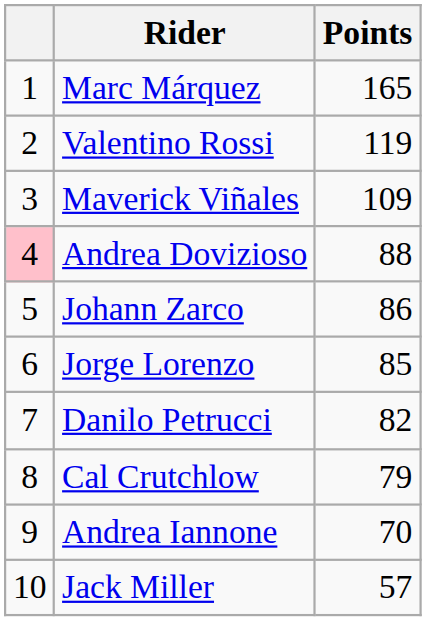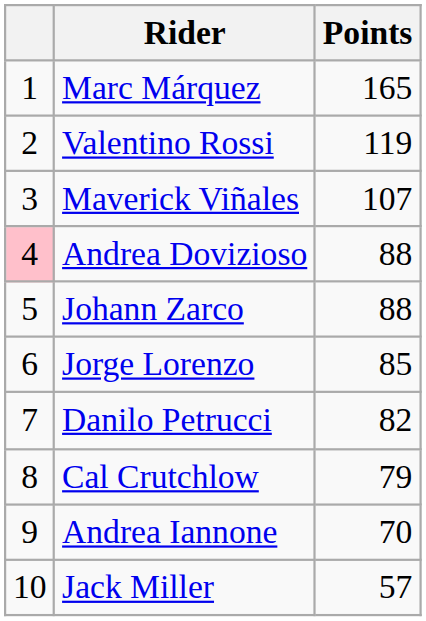(387, 198) 109 -> (387, 198) 107
(396, 309) 86 -> (396, 309) 88
